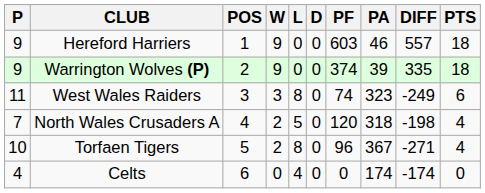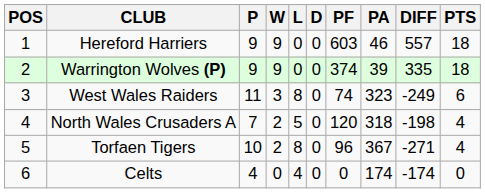columns swapped: (245, 17) <-> (17, 17)
